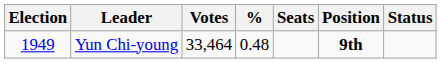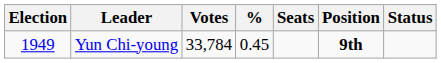(209, 44) 33,464 -> (209, 44) 33,784
(254, 44) 0.48 -> (254, 44) 0.45
